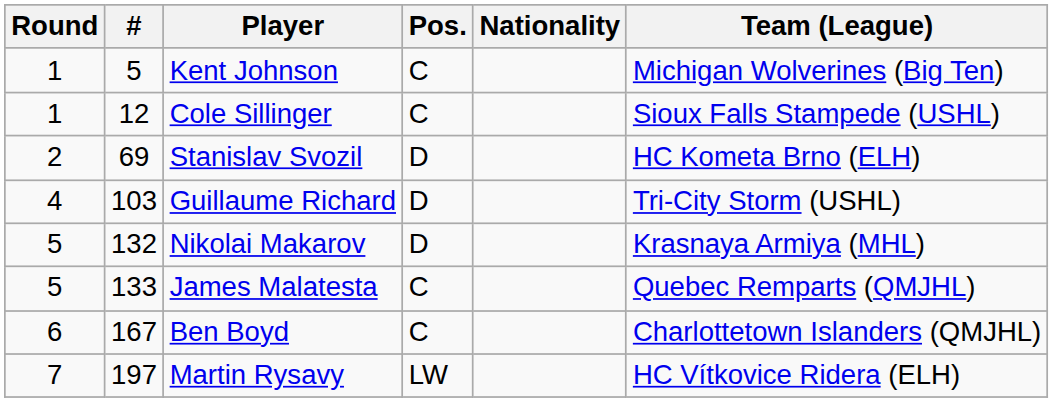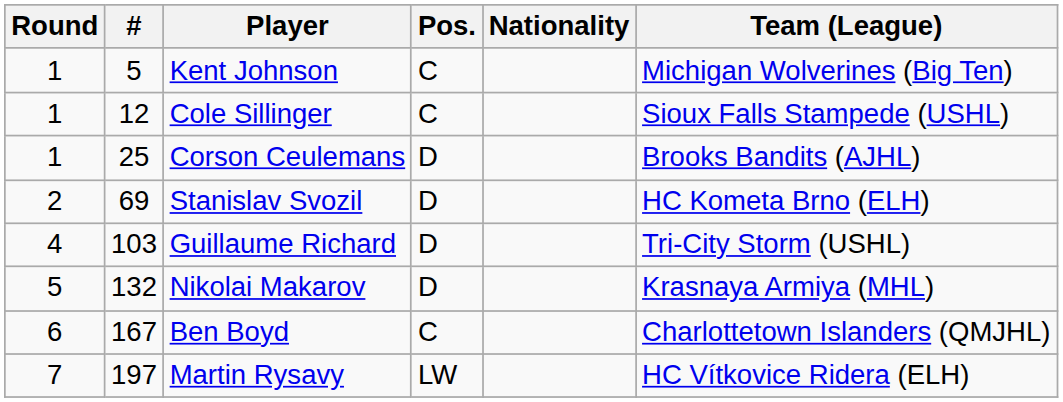+ row: (287, 157)
- row: (274, 288)
